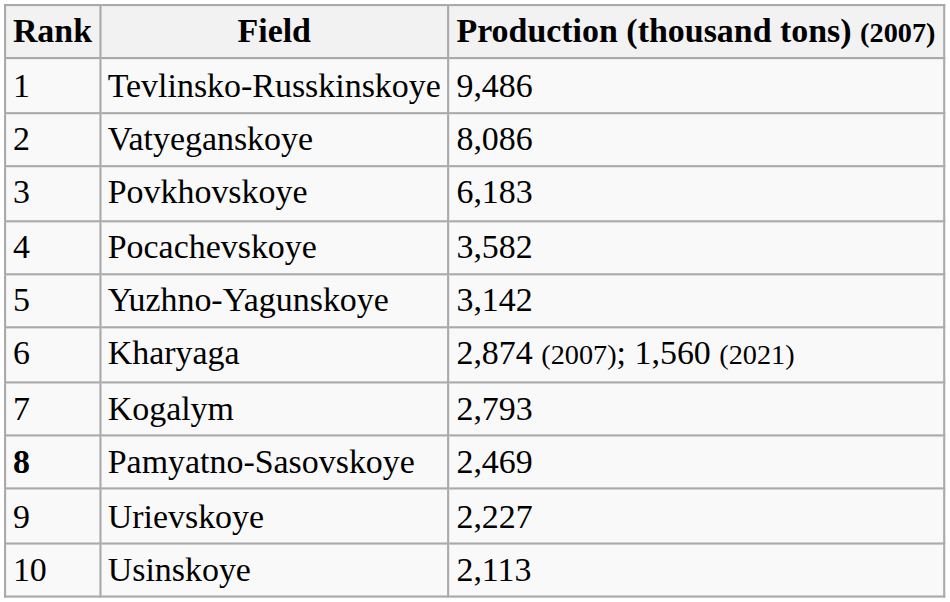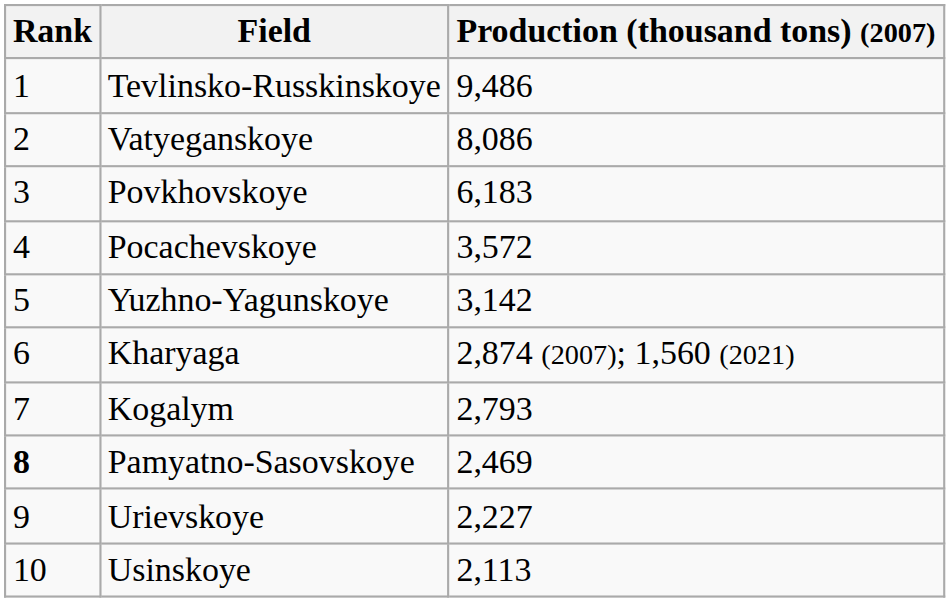(495, 246) 3,582 -> (495, 246) 3,572
